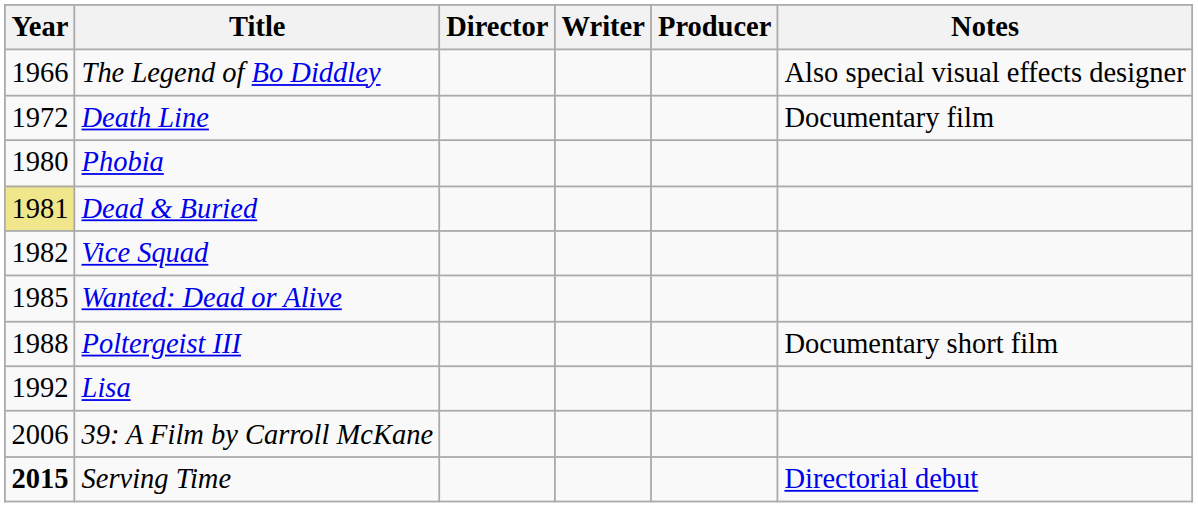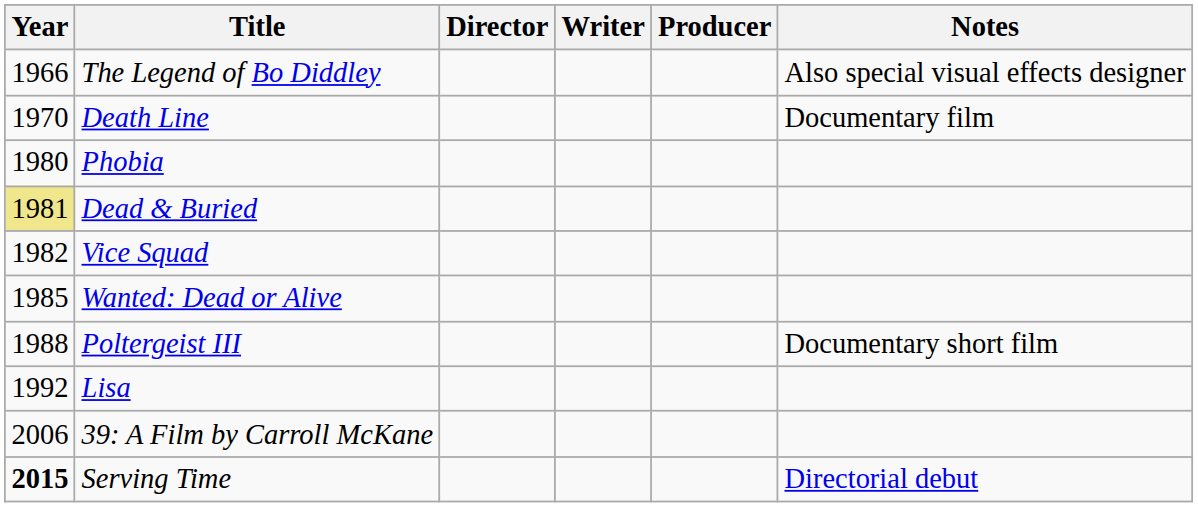(40, 117) 1972 -> (40, 117) 1970
